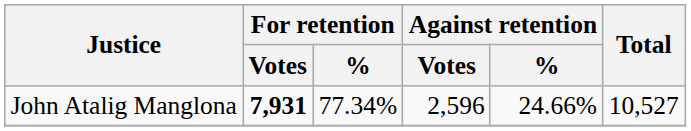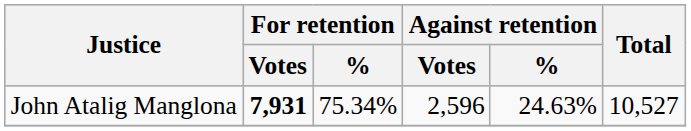(358, 105) 77.34% -> (358, 105) 75.34%
(558, 105) 24.66% -> (558, 105) 24.63%
